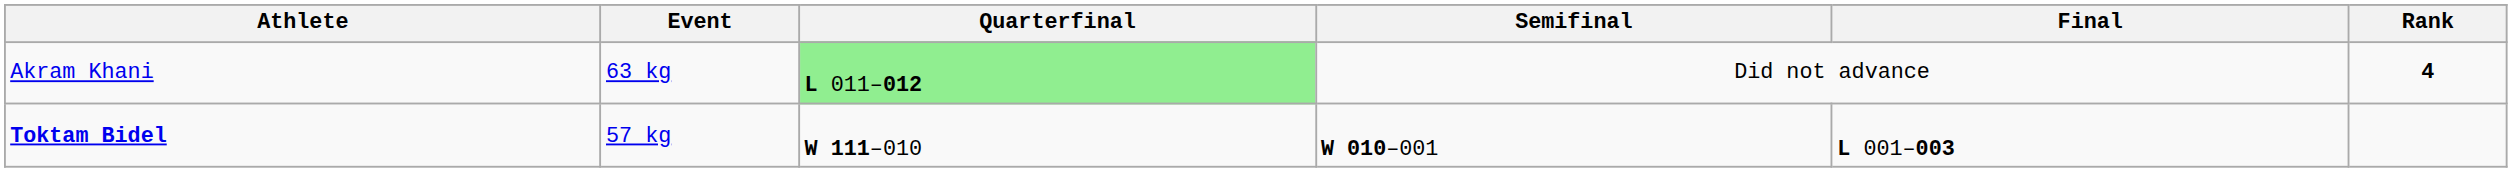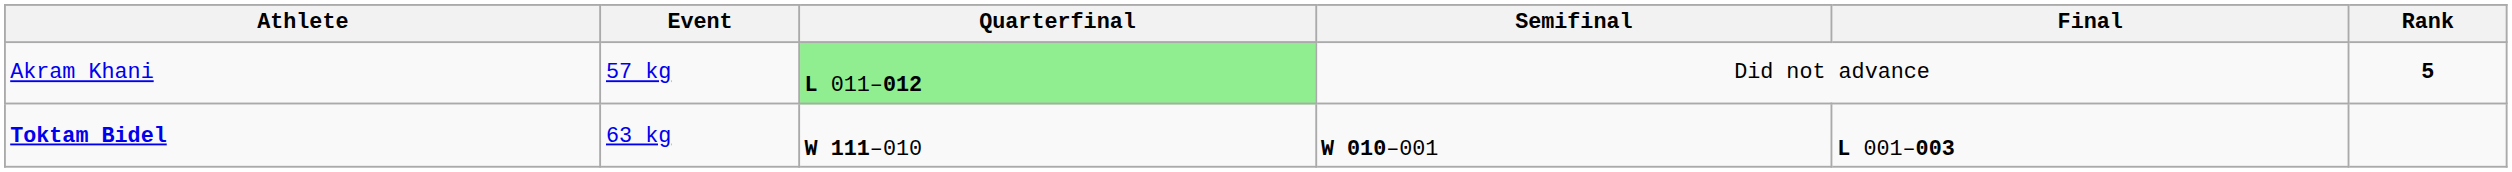(639, 72) 63 kg -> (639, 72) 57 kg
(2428, 72) 4 -> (2428, 72) 5
(639, 135) 57 kg -> (639, 135) 63 kg
